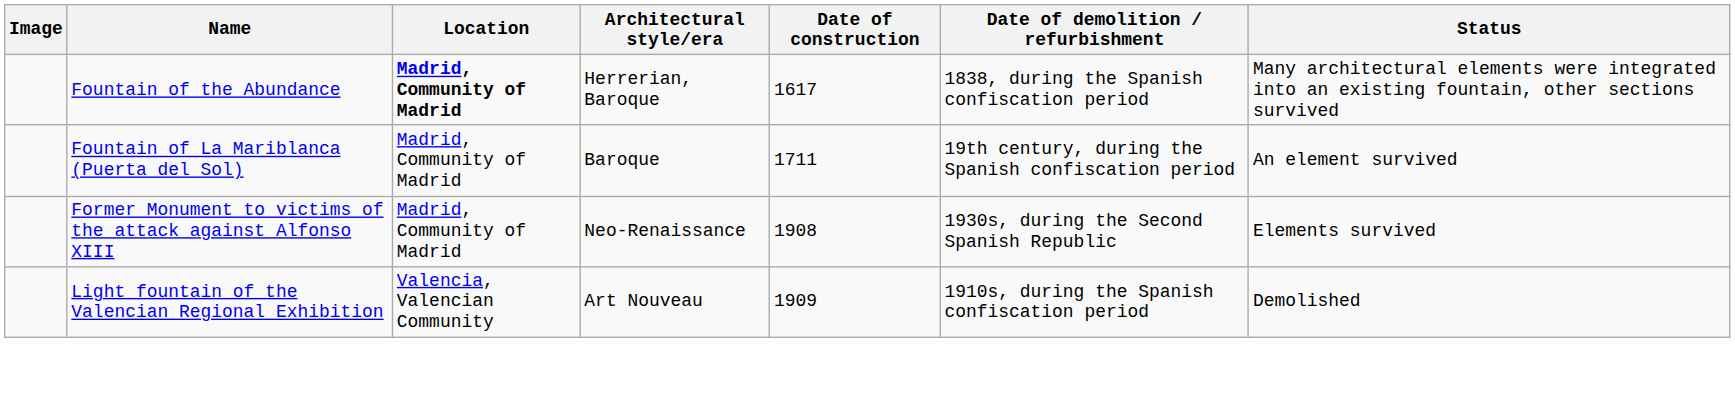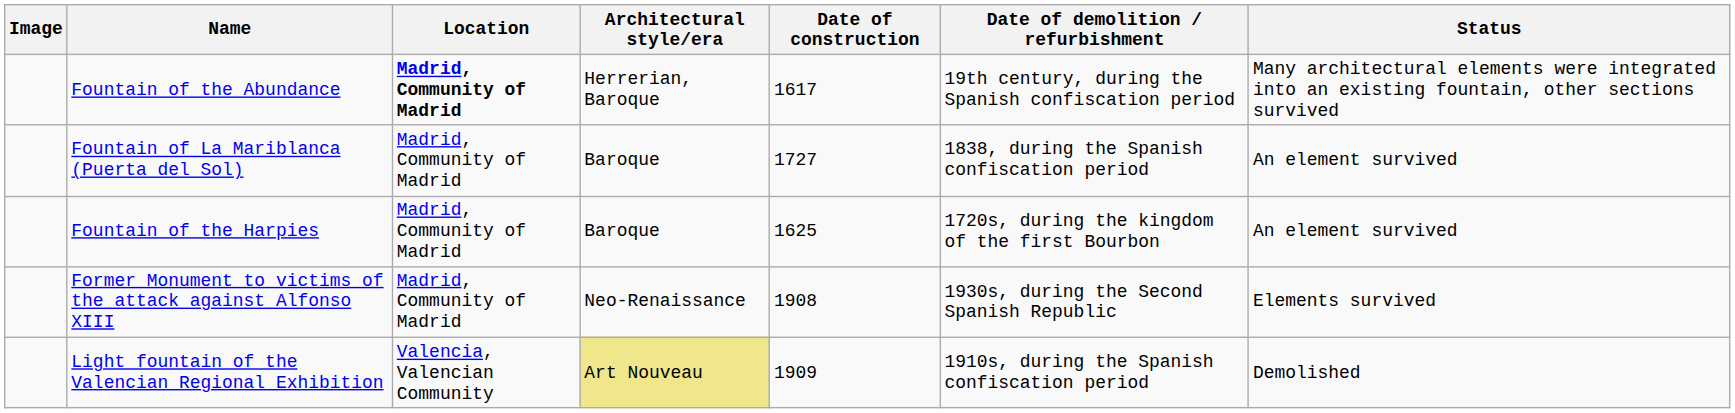(1074, 90) 1838, during the Spanish confiscation period -> (1090, 90) 19th century, during the Spanish confiscation period
(795, 161) 1711 -> (795, 161) 1727
(1090, 161) 19th century, during the Spanish confiscation period -> (1074, 161) 1838, during the Spanish confiscation period
+ row: (195, 231)
(644, 302) no background -> (644, 373) khaki background
